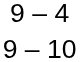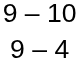rows swapped: (40, 13) <-> (40, 49)
